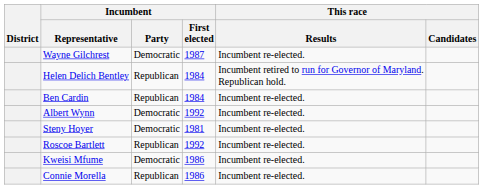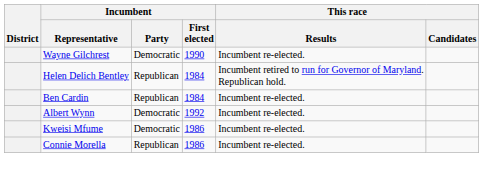(194, 54) 1987 -> (194, 54) 1990
- row: (68, 129)
- row: (74, 144)
